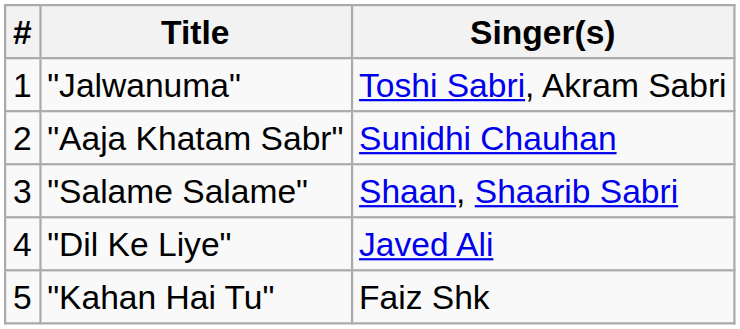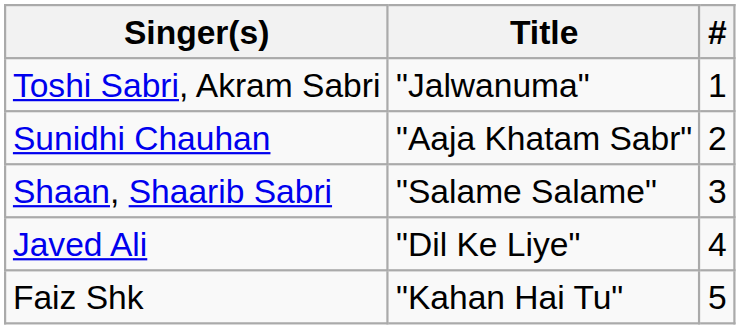columns swapped: (22, 32) <-> (543, 32)
